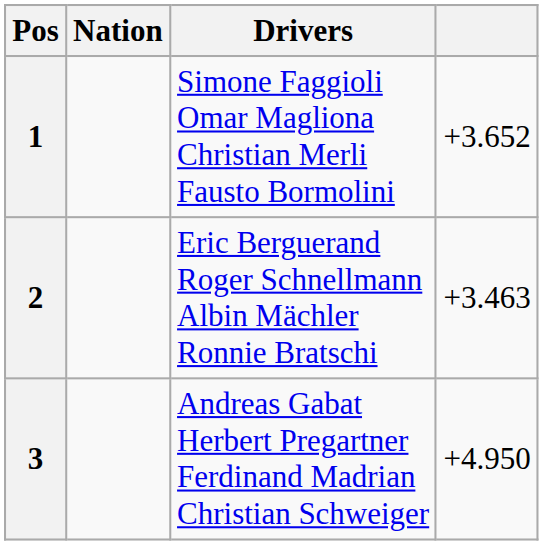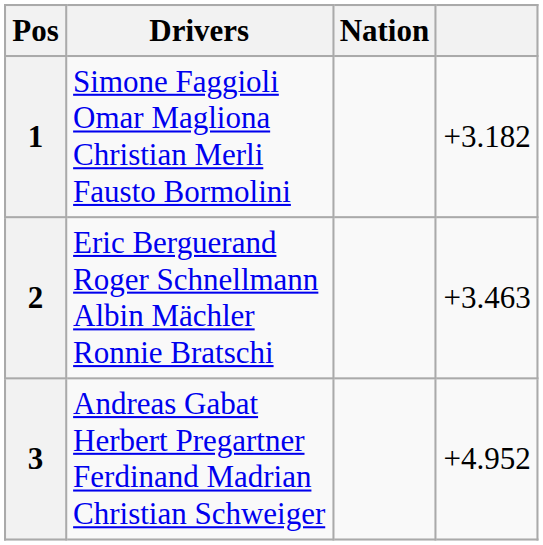columns swapped: (118, 30) <-> (303, 30)
(487, 136) +3.652 -> (487, 136) +3.182
(487, 459) +4.950 -> (487, 459) +4.952
